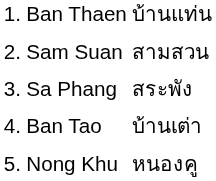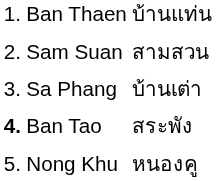(162, 89) สระพัง -> (167, 89) บ้านเต่า
(12, 126) normal -> (12, 126) bold
(167, 126) บ้านเต่า -> (162, 126) สระพัง
